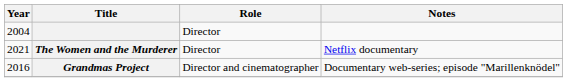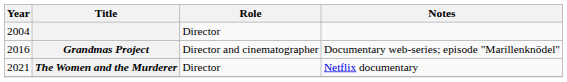rows swapped: (106, 67) <-> (106, 49)
